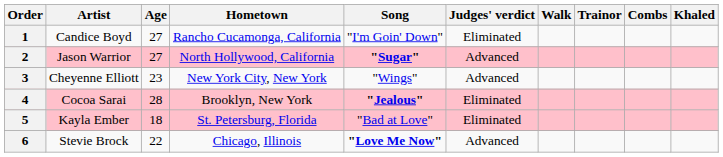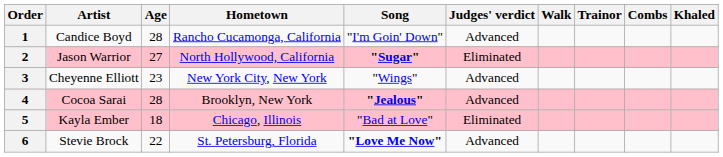(156, 36) 27 -> (156, 36) 28
(492, 36) Eliminated -> (492, 36) Advanced
(492, 57) Advanced -> (492, 57) Eliminated
(492, 99) Eliminated -> (492, 99) Advanced
(257, 120) St. Petersburg, Florida -> (257, 120) Chicago, Illinois
(257, 141) Chicago, Illinois -> (257, 141) St. Petersburg, Florida
